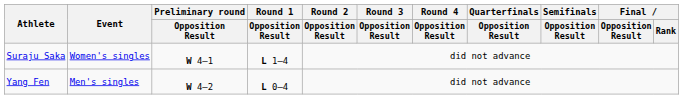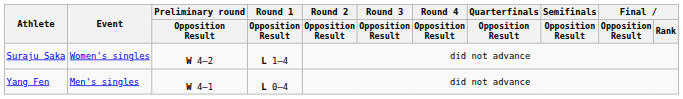(200, 61) W 4–1 -> (200, 61) W 4–2
(200, 87) W 4–2 -> (200, 87) W 4–1
